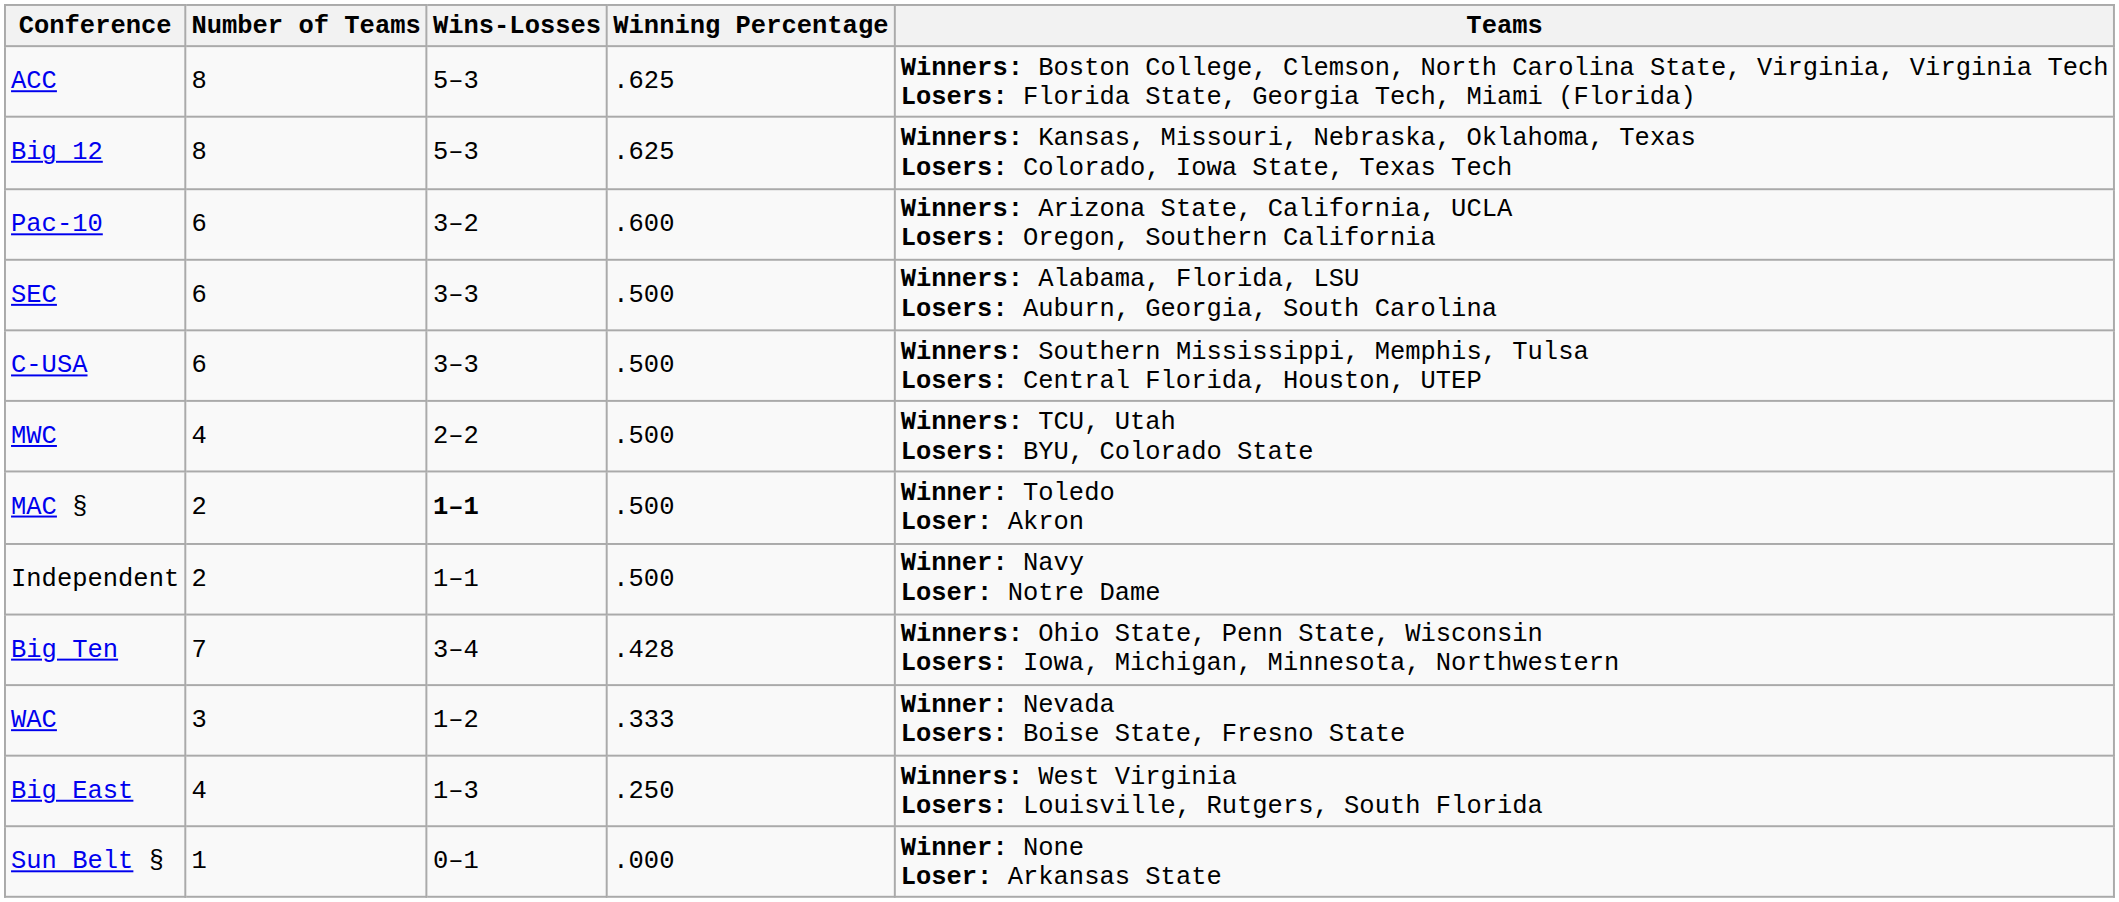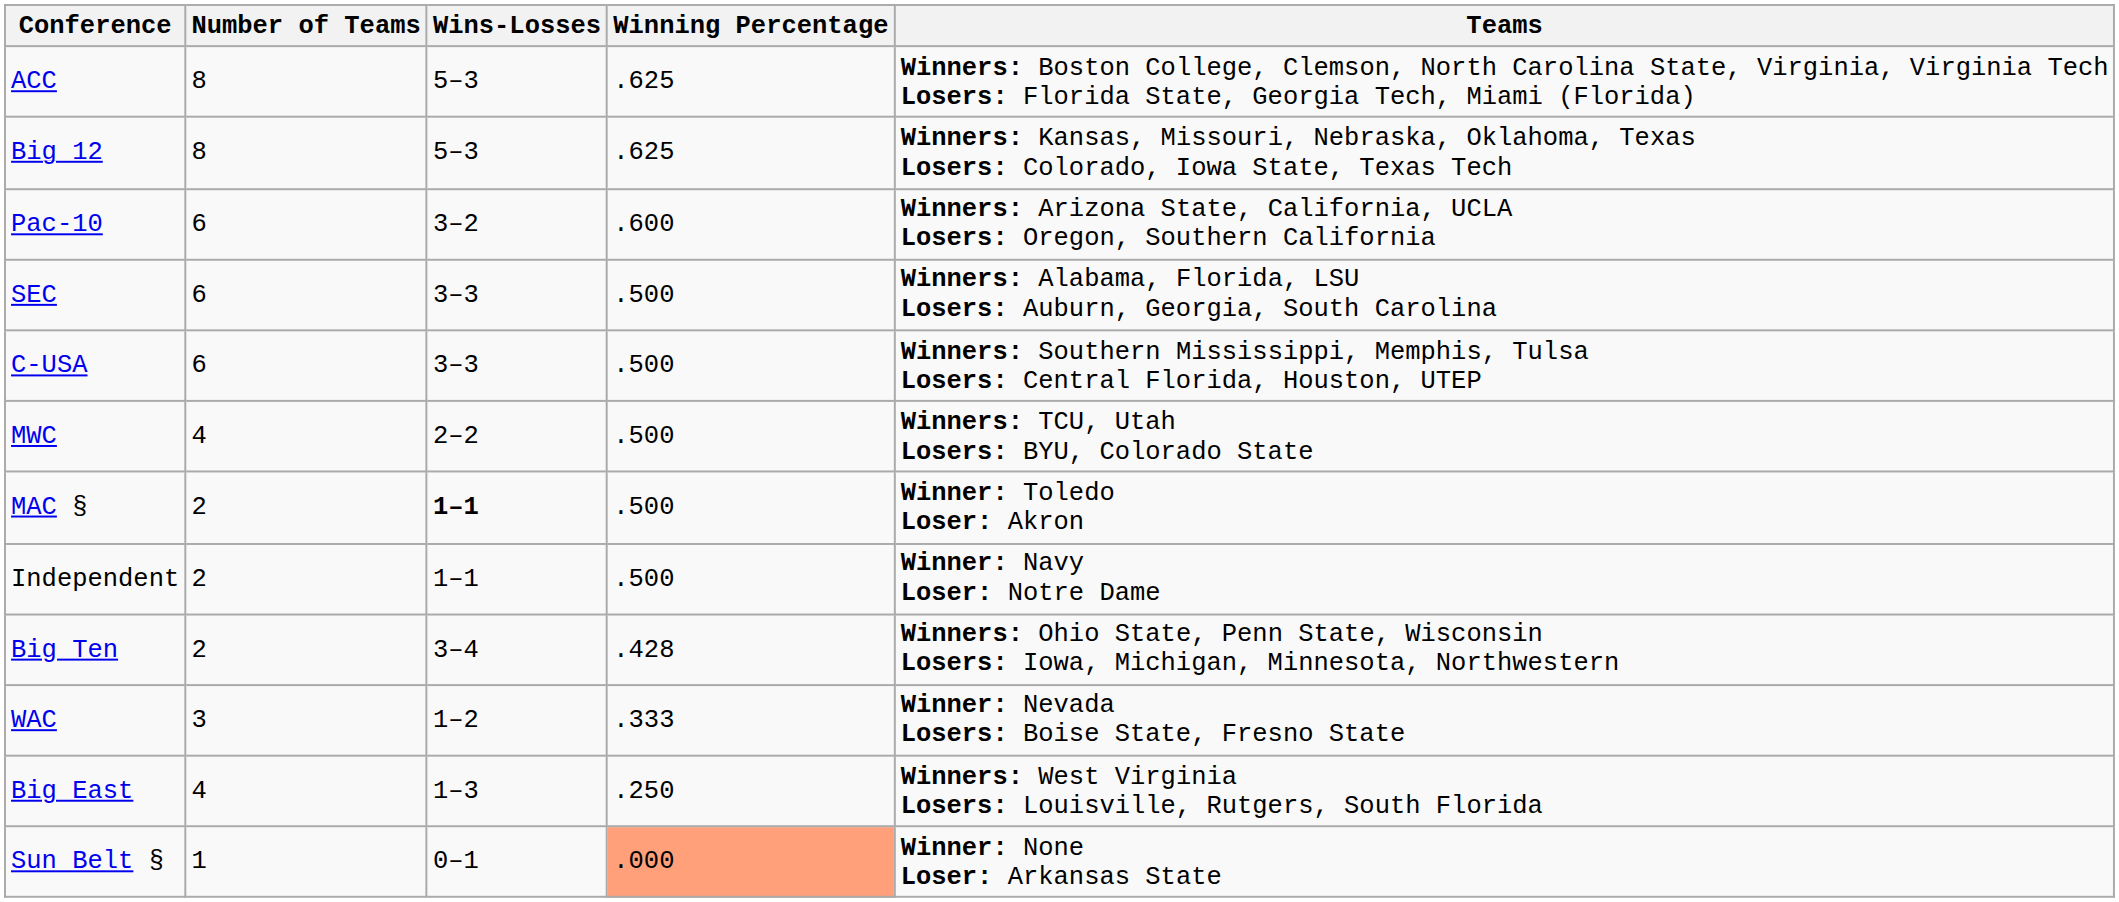(199, 649) 7 -> (199, 649) 2
(644, 862) no background -> (644, 862) lightsalmon background
